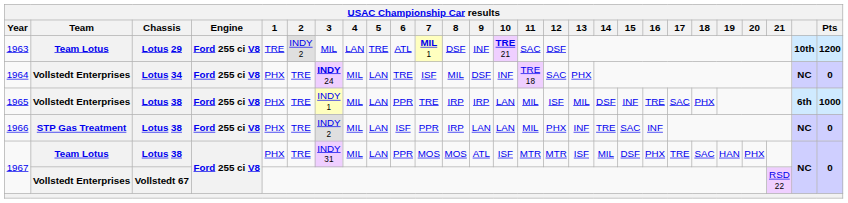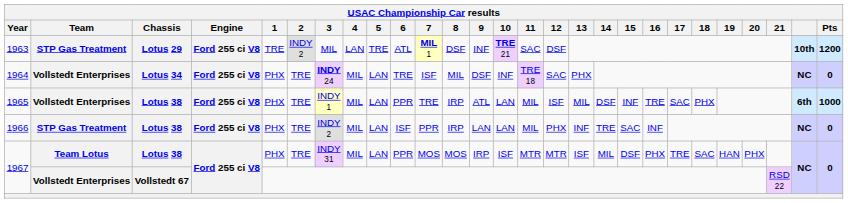(82, 49) Team Lotus -> (82, 49) STP Gas Treatment
(481, 102) IRP -> (481, 102) ATL
(481, 154) ATL -> (481, 154) IRP
